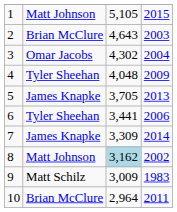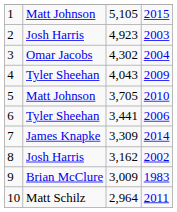(65, 34) Brian McClure -> (55, 34) Josh Harris
(123, 34) 4,643 -> (123, 34) 4,923
(123, 75) 4,048 -> (123, 75) 4,043
(63, 95) James Knapke -> (61, 95) Matt Johnson
(157, 95) 2013 -> (157, 95) 2010
(61, 156) Matt Johnson -> (55, 156) Josh Harris
(123, 156) lightblue background -> (123, 156) no background
(56, 177) Matt Schilz -> (65, 177) Brian McClure
(65, 197) Brian McClure -> (56, 197) Matt Schilz
